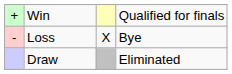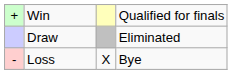rows swapped: (41, 37) <-> (42, 59)
